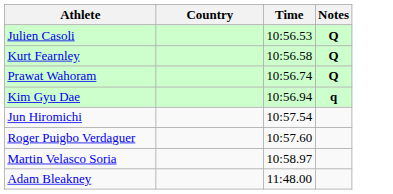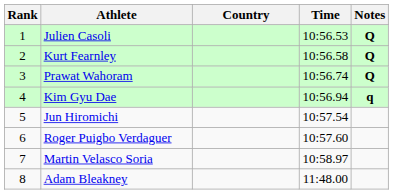+ column: (23, 14)
